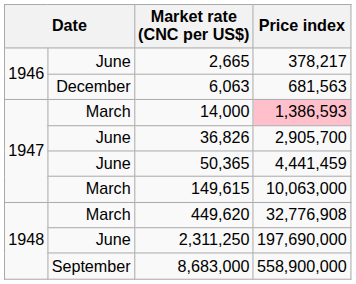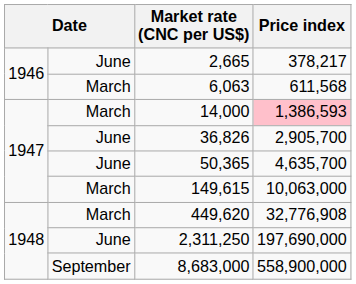(93, 86) December -> (108, 86) March
(318, 86) 681,563 -> (318, 86) 611,568
(311, 163) 4,441,459 -> (311, 163) 4,635,700
